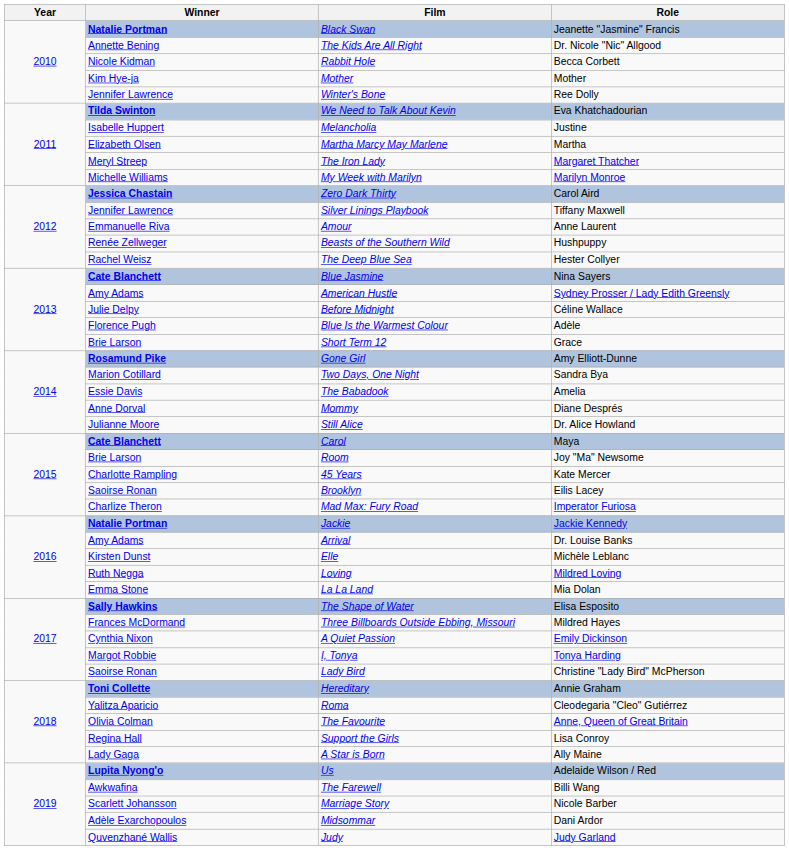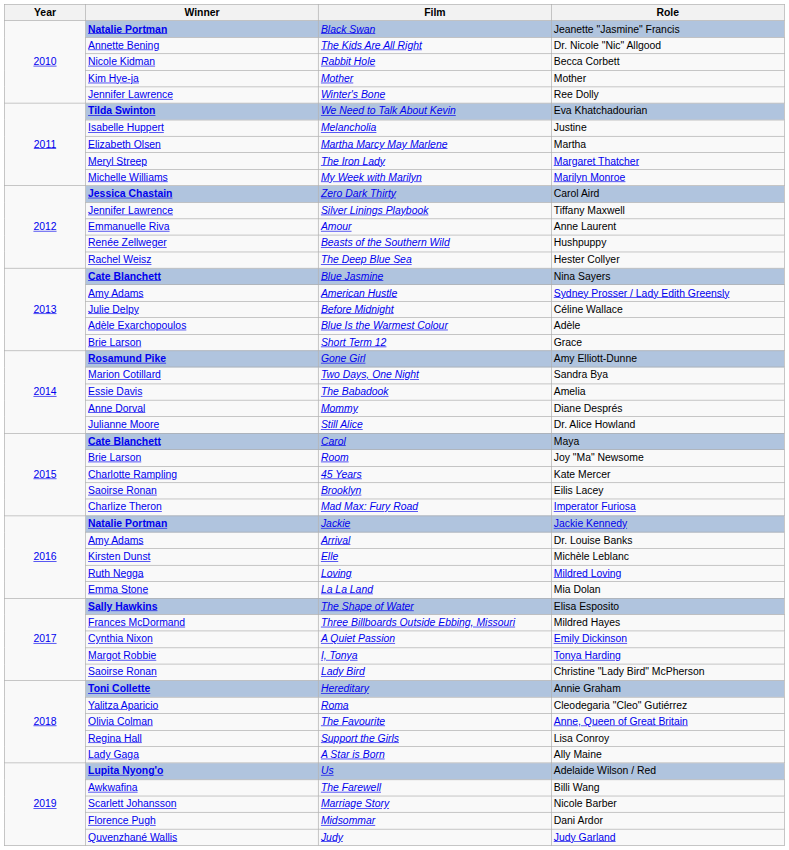(122, 326) Florence Pugh -> (137, 326) Adèle Exarchopoulos
(137, 820) Adèle Exarchopoulos -> (122, 820) Florence Pugh
